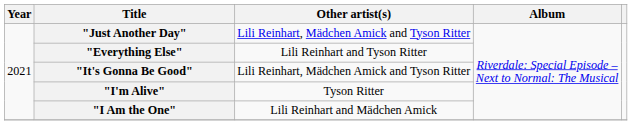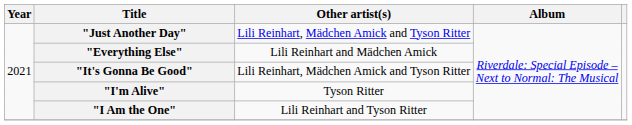(354, 52) Lili Reinhart and Tyson Ritter -> (354, 52) Lili Reinhart and Mädchen Amick
(354, 110) Lili Reinhart and Mädchen Amick -> (354, 110) Lili Reinhart and Tyson Ritter
